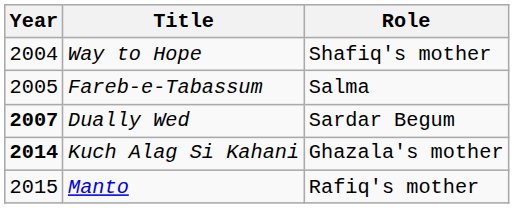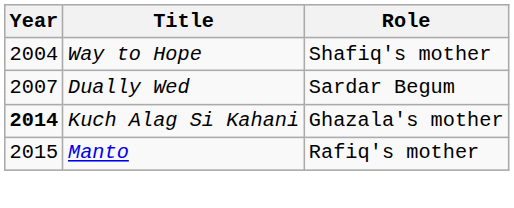- row: (165, 87)
(34, 120) bold -> (34, 87) normal
